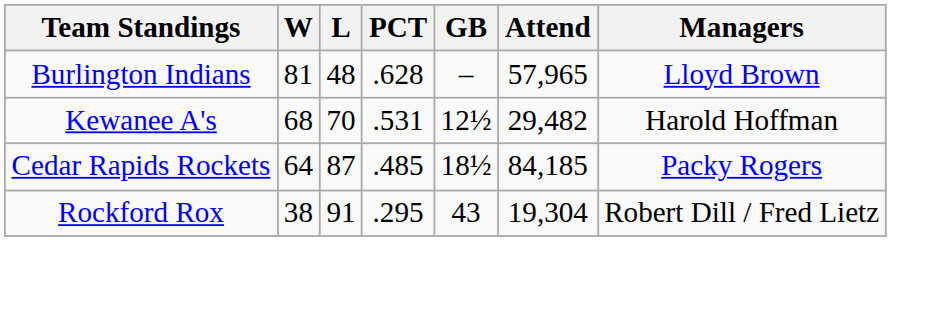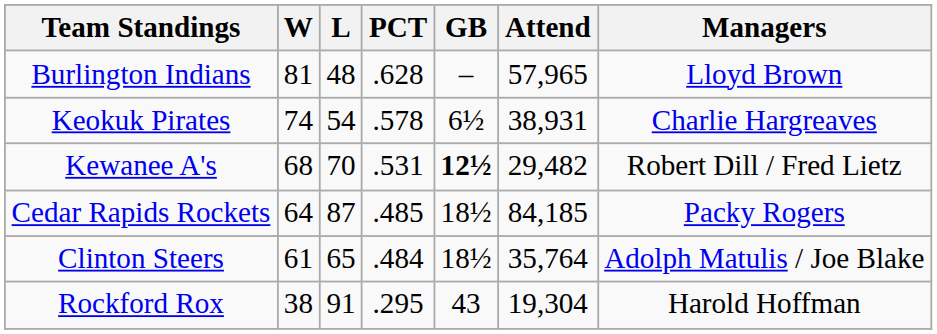+ row: (141, 119)
(466, 119) normal -> (466, 166) bold
(742, 119) Harold Hoffman -> (764, 166) Robert Dill / Fred Lietz
+ row: (141, 258)
(742, 212) Robert Dill / Fred Lietz -> (764, 304) Harold Hoffman
